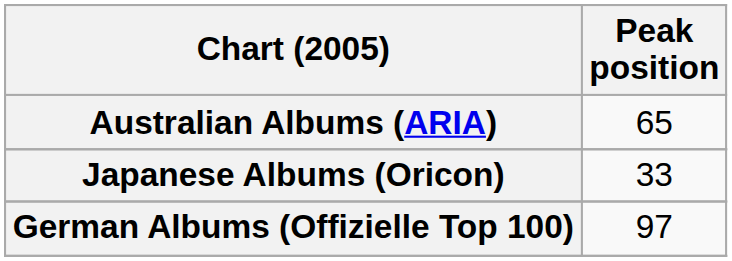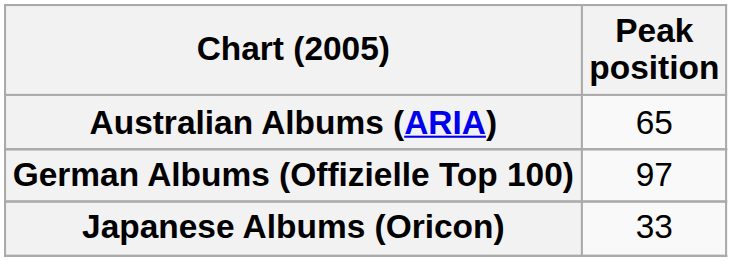rows swapped: (293, 227) <-> (293, 174)
